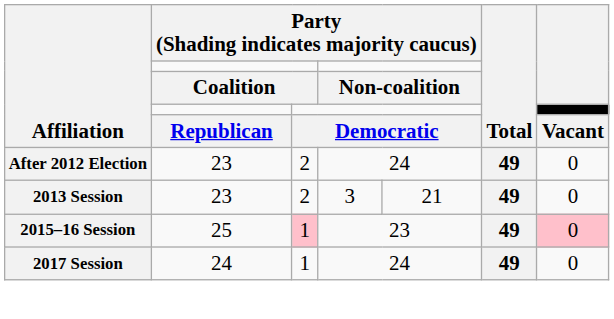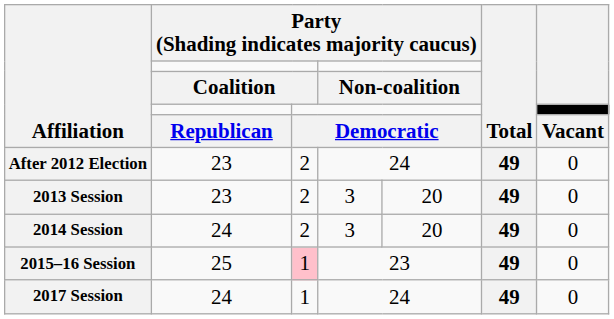(432, 196) 21 -> (432, 196) 20
+ row: (78, 230)
(573, 230) pink background -> (573, 263) no background
